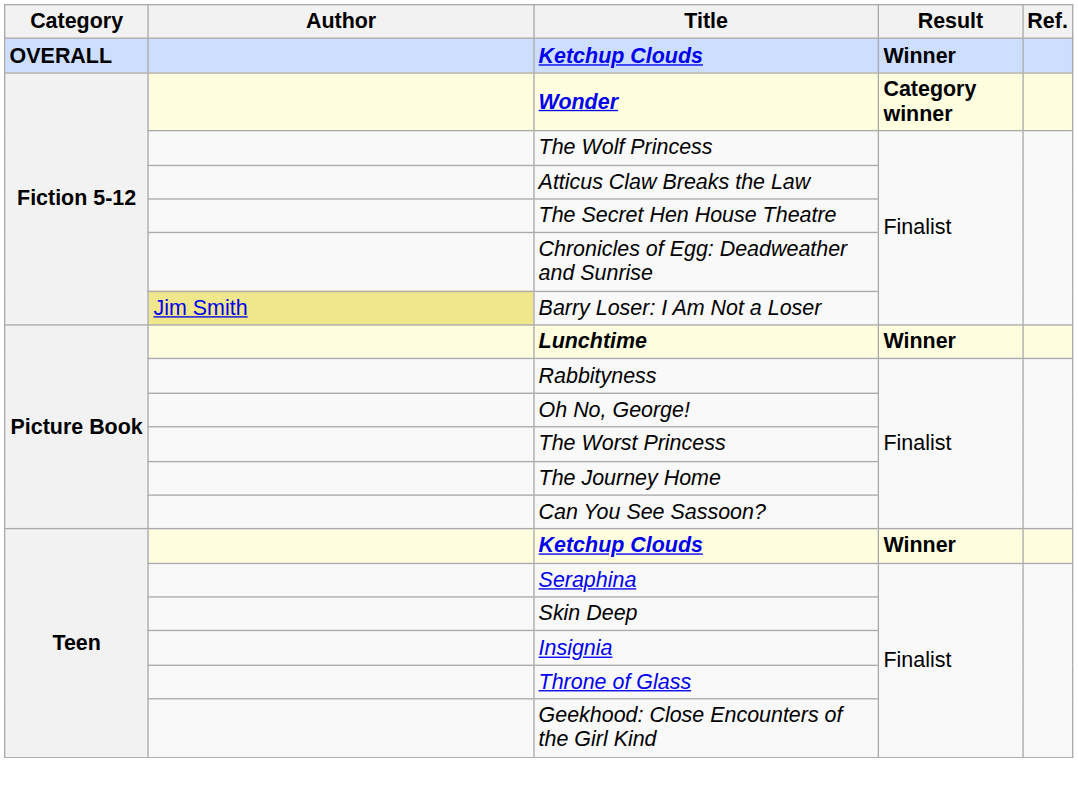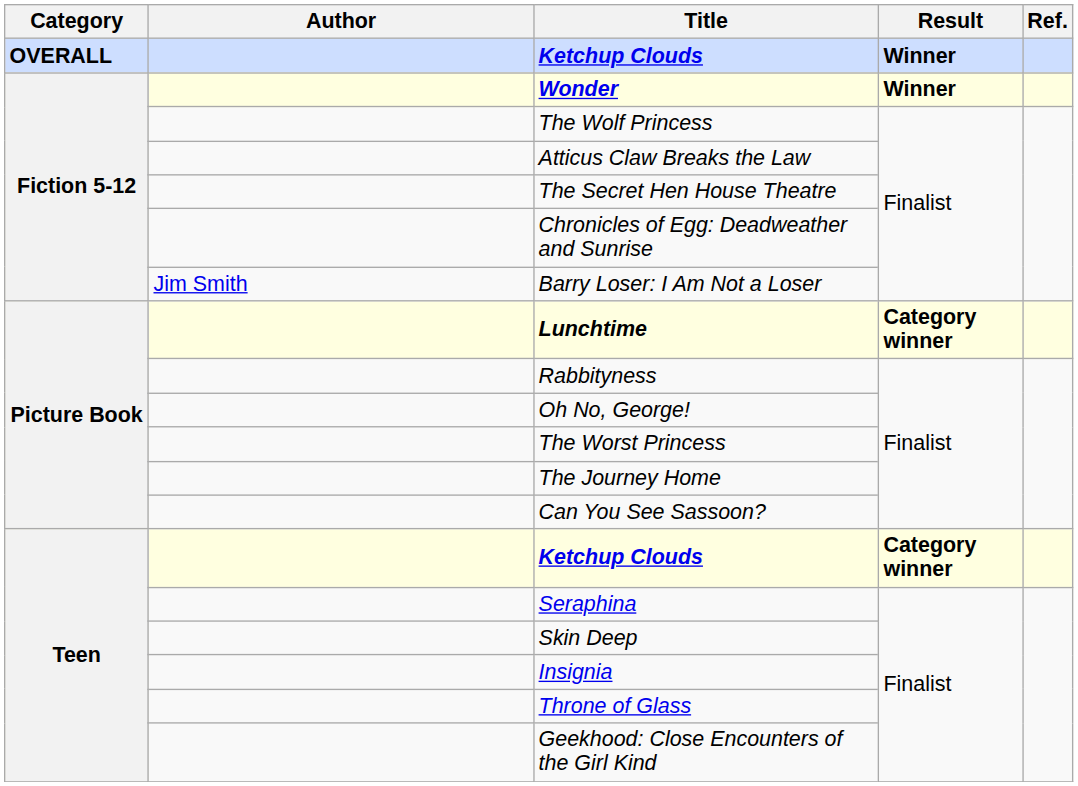(930, 101) Category winner -> (920, 89) Winner
(201, 307) khaki background -> (201, 283) no background
(920, 341) Winner -> (930, 329) Category winner
(920, 545) Winner -> (930, 557) Category winner
